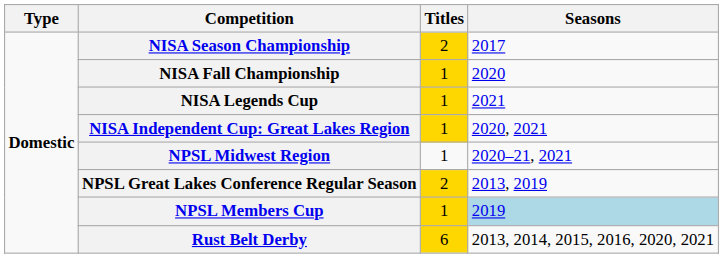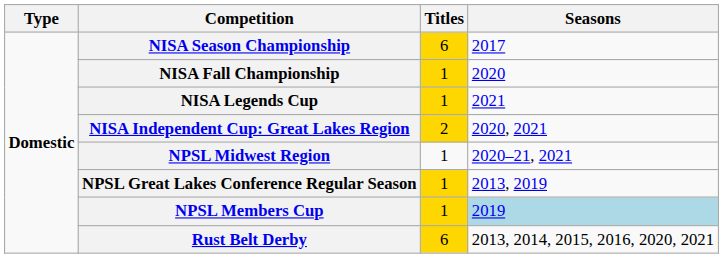(444, 46) 2 -> (444, 46) 6
(444, 128) 1 -> (444, 128) 2
(444, 183) 2 -> (444, 183) 1
